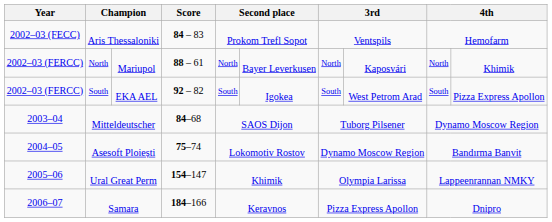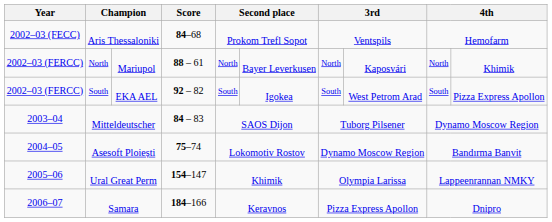(189, 34) 84 – 83 -> (189, 34) 84–68
(189, 118) 84–68 -> (189, 118) 84 – 83
